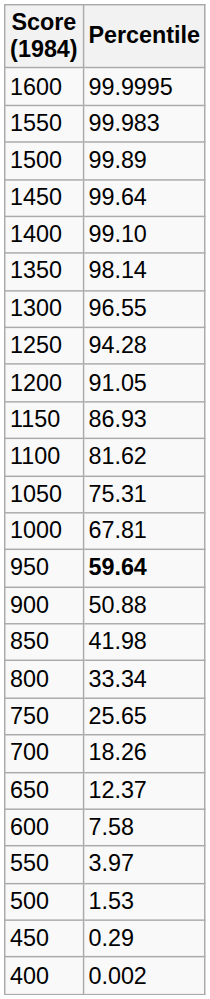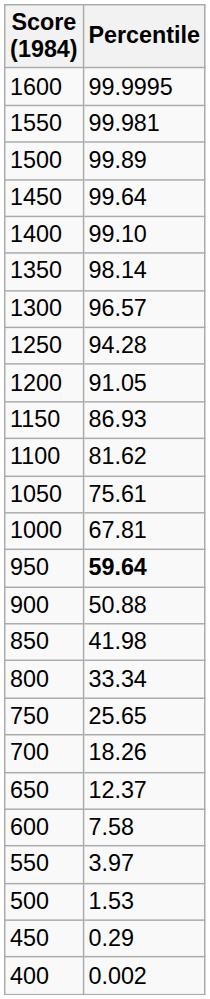(124, 123) 99.983 -> (124, 123) 99.981
(118, 308) 96.55 -> (118, 308) 96.57
(118, 493) 75.31 -> (118, 493) 75.61
